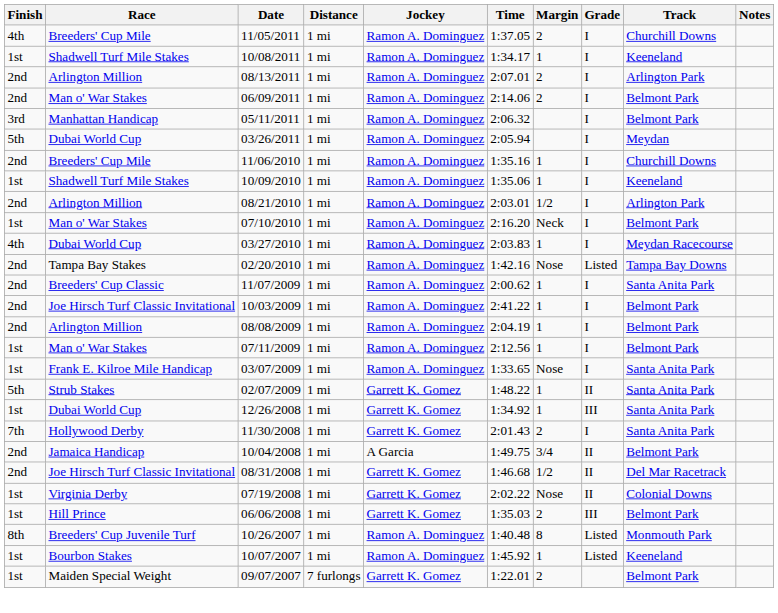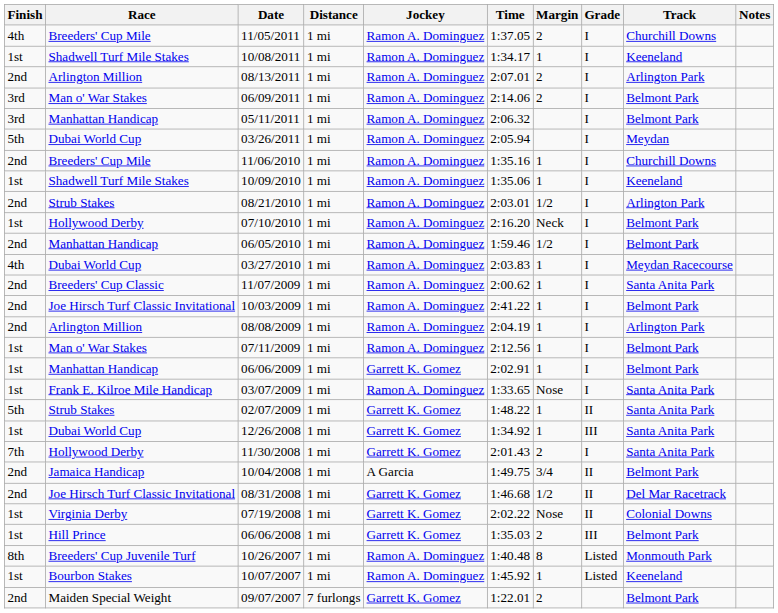(17, 98) 2nd -> (16, 98) 3rd
(95, 202) Arlington Million -> (81, 202) Strub Stakes
(98, 222) Man o' War Stakes -> (96, 222) Hollywood Derby
+ row: (271, 243)
- row: (271, 264)
(662, 327) Belmont Park -> (665, 327) Arlington Park
+ row: (271, 368)
(15, 576) 1st -> (17, 597) 2nd
